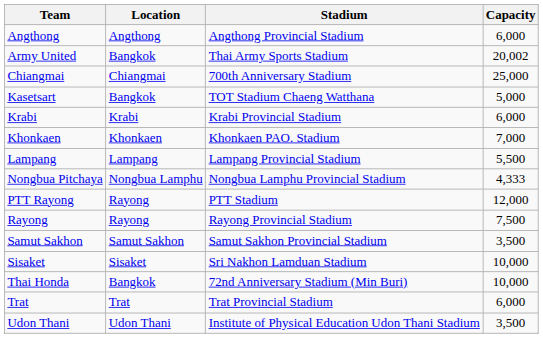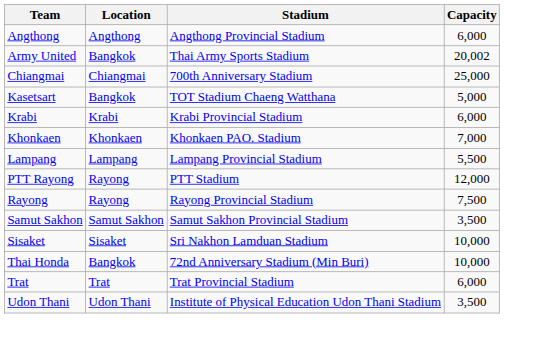- row: (55, 179)
